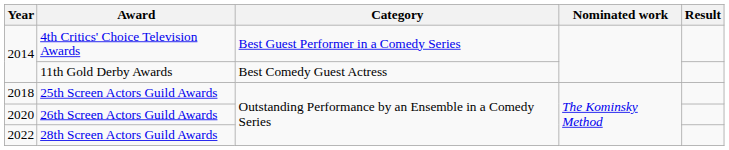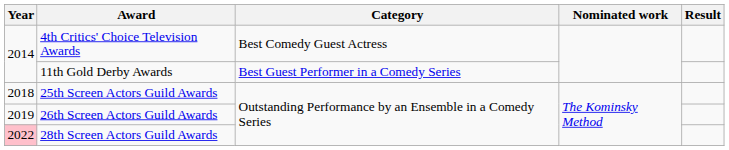(350, 43) Best Guest Performer in a Comedy Series -> (313, 43) Best Comedy Guest Actress
(313, 72) Best Comedy Guest Actress -> (350, 72) Best Guest Performer in a Comedy Series
(21, 114) 2020 -> (21, 114) 2019
(21, 135) no background -> (21, 135) pink background
